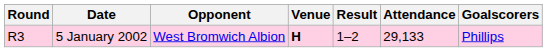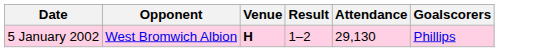- column: (28, 15)
(404, 36) 29,133 -> (355, 36) 29,130
